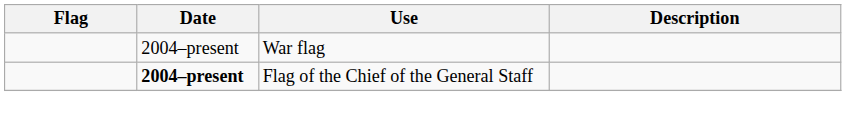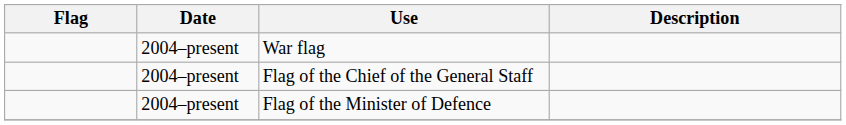(192, 76) bold -> (190, 76) normal
+ row: (377, 104)
